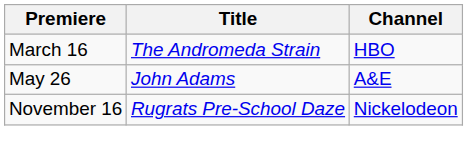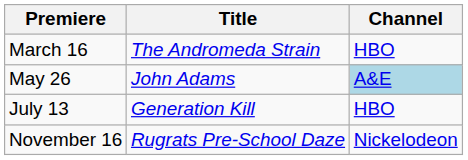(373, 79) no background -> (373, 79) lightblue background
+ row: (39, 109)
